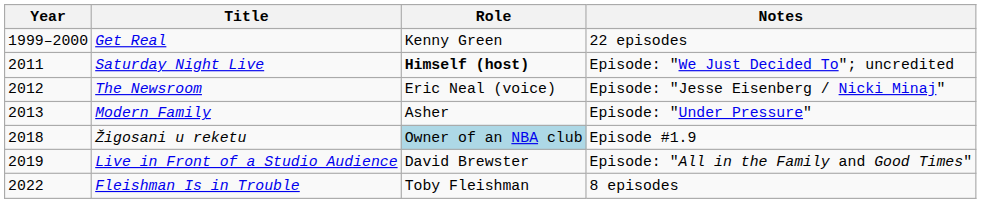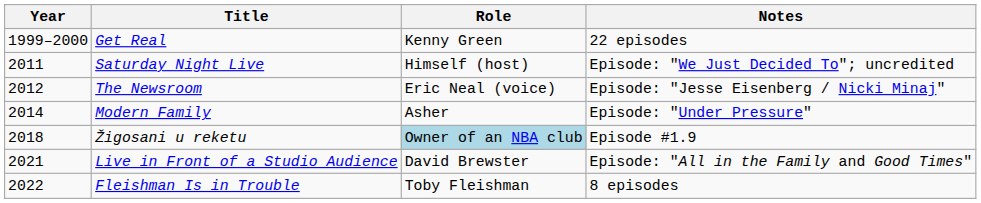(467, 65) bold -> (467, 65) normal
(26, 113) 2013 -> (26, 113) 2014
(26, 162) 2019 -> (26, 162) 2021
